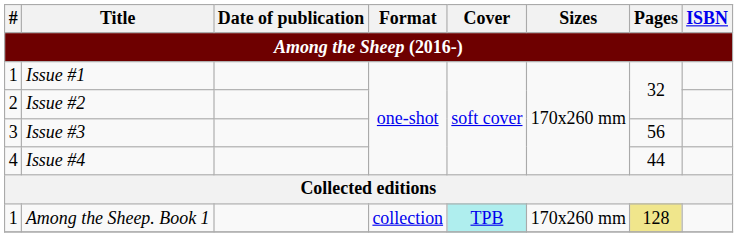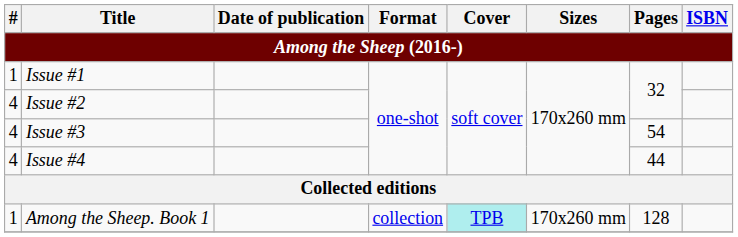(13, 103) 2 -> (13, 103) 4
(13, 132) 3 -> (13, 132) 4
(656, 132) 56 -> (656, 132) 54
(656, 217) khaki background -> (656, 217) no background
